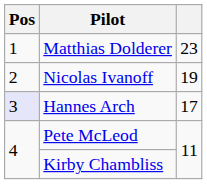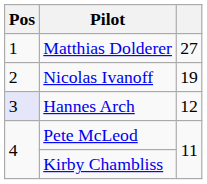(189, 48) 23 -> (189, 48) 27
(189, 106) 17 -> (189, 106) 12
